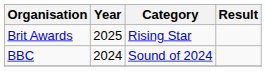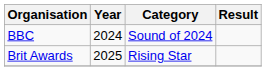rows swapped: (21, 55) <-> (40, 35)
